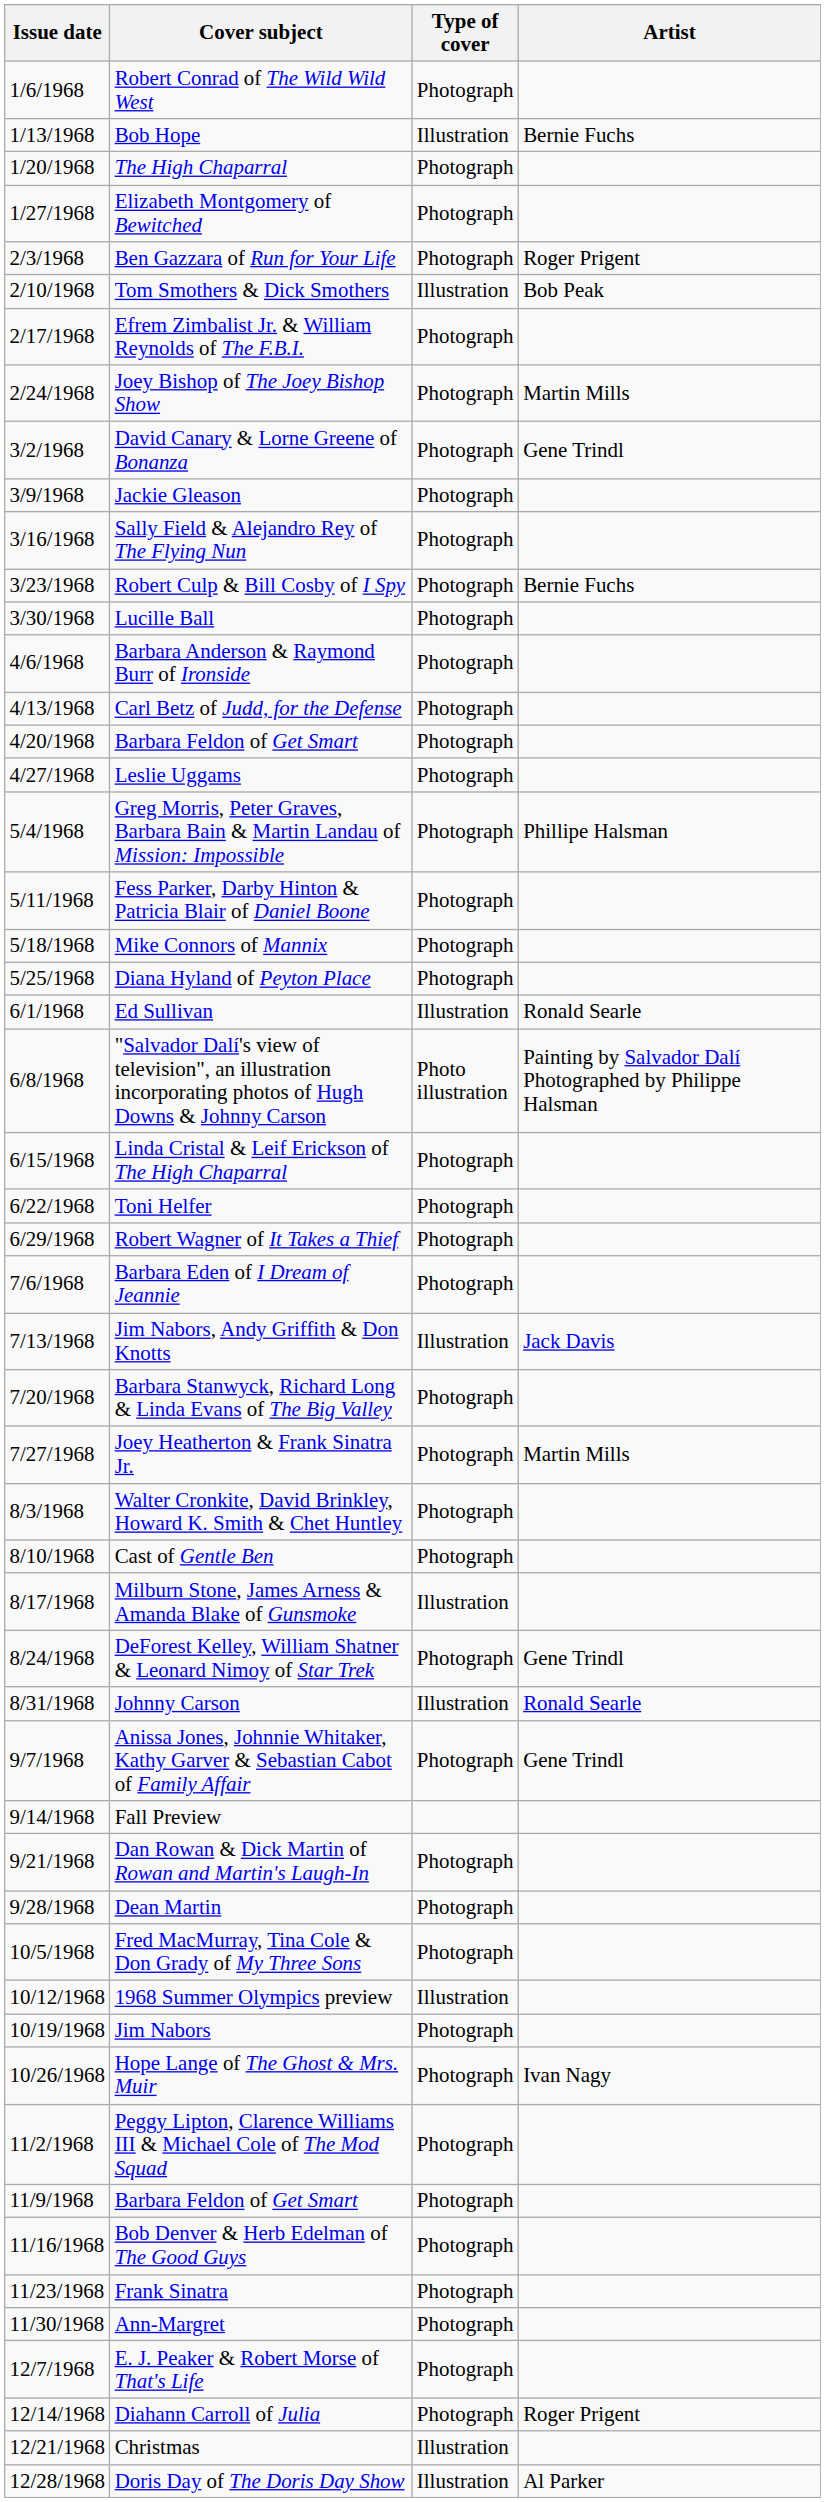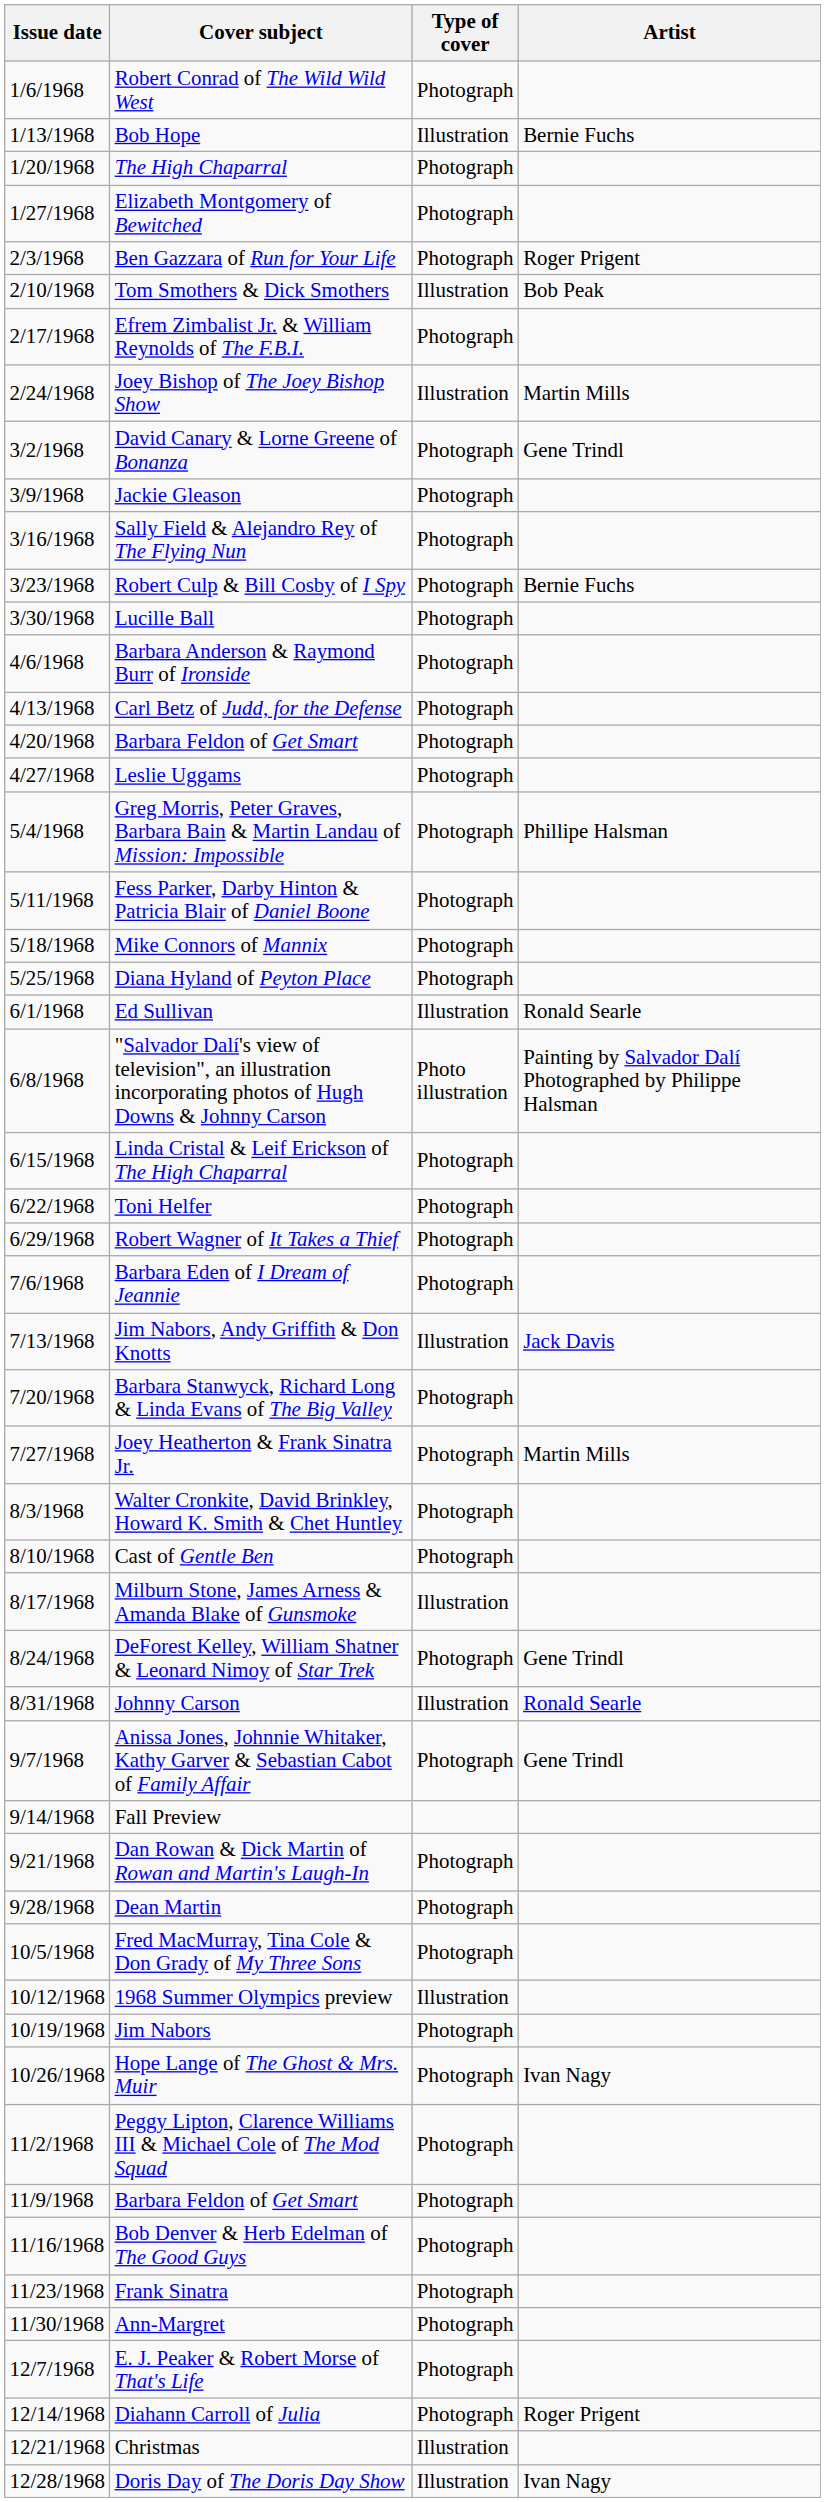(465, 393) Photograph -> (463, 393) Illustration
(564, 2480) Al Parker -> (567, 2480) Ivan Nagy
